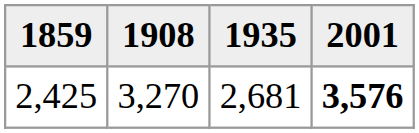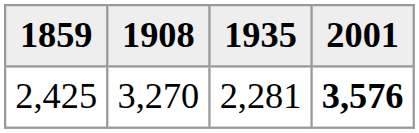(261, 96) 2,681 -> (261, 96) 2,281
